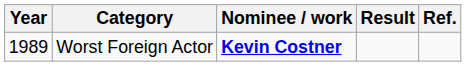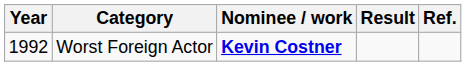(28, 46) 1989 -> (28, 46) 1992
